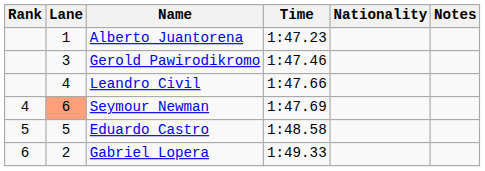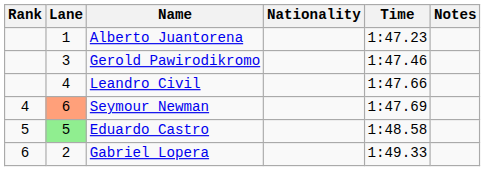columns swapped: (380, 16) <-> (297, 16)
(66, 131) no background -> (66, 131) lightgreen background
